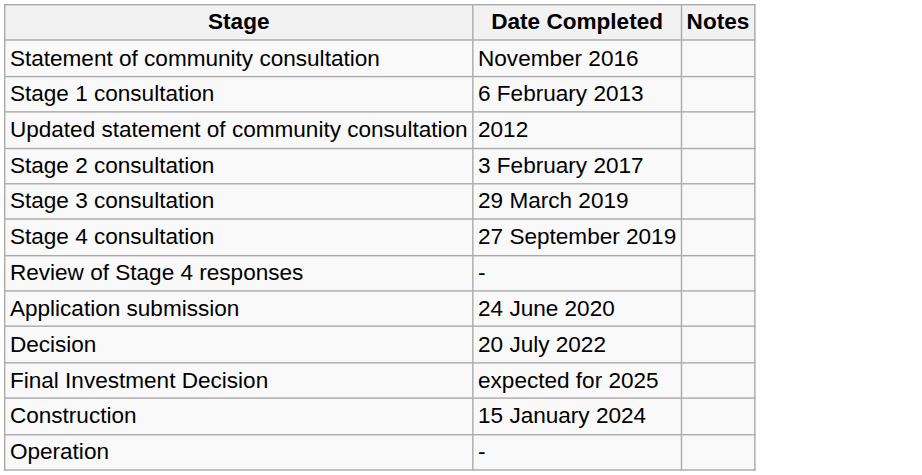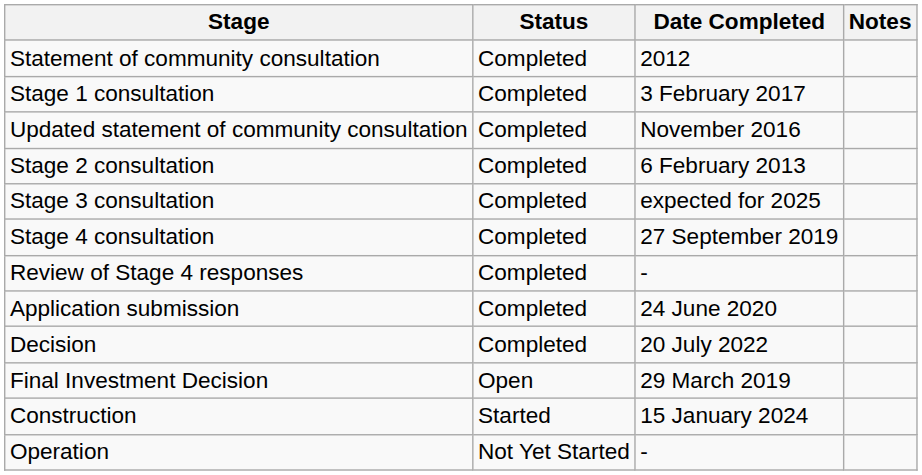+ column: (554, 22)
(558, 58) November 2016 -> (665, 58) 2012
(561, 93) 6 February 2013 -> (723, 93) 3 February 2017
(503, 129) 2012 -> (720, 129) November 2016
(561, 165) 3 February 2017 -> (723, 165) 6 February 2013
(553, 201) 29 March 2019 -> (731, 201) expected for 2025
(568, 380) expected for 2025 -> (715, 380) 29 March 2019
